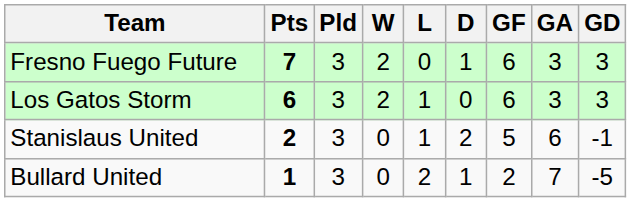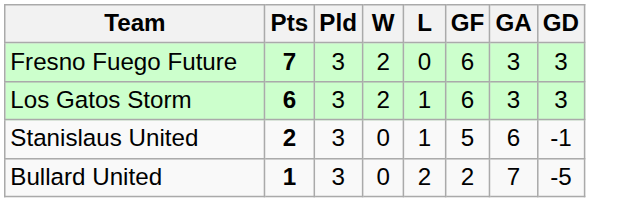- column: (466, 23)
